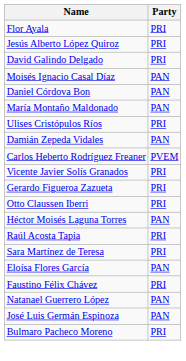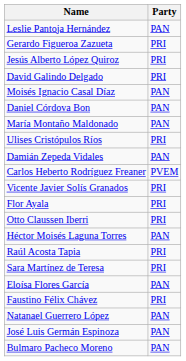+ row: (58, 28)
rows swapped: (60, 188) <-> (28, 28)
(158, 332) PRI -> (160, 348) PAN
